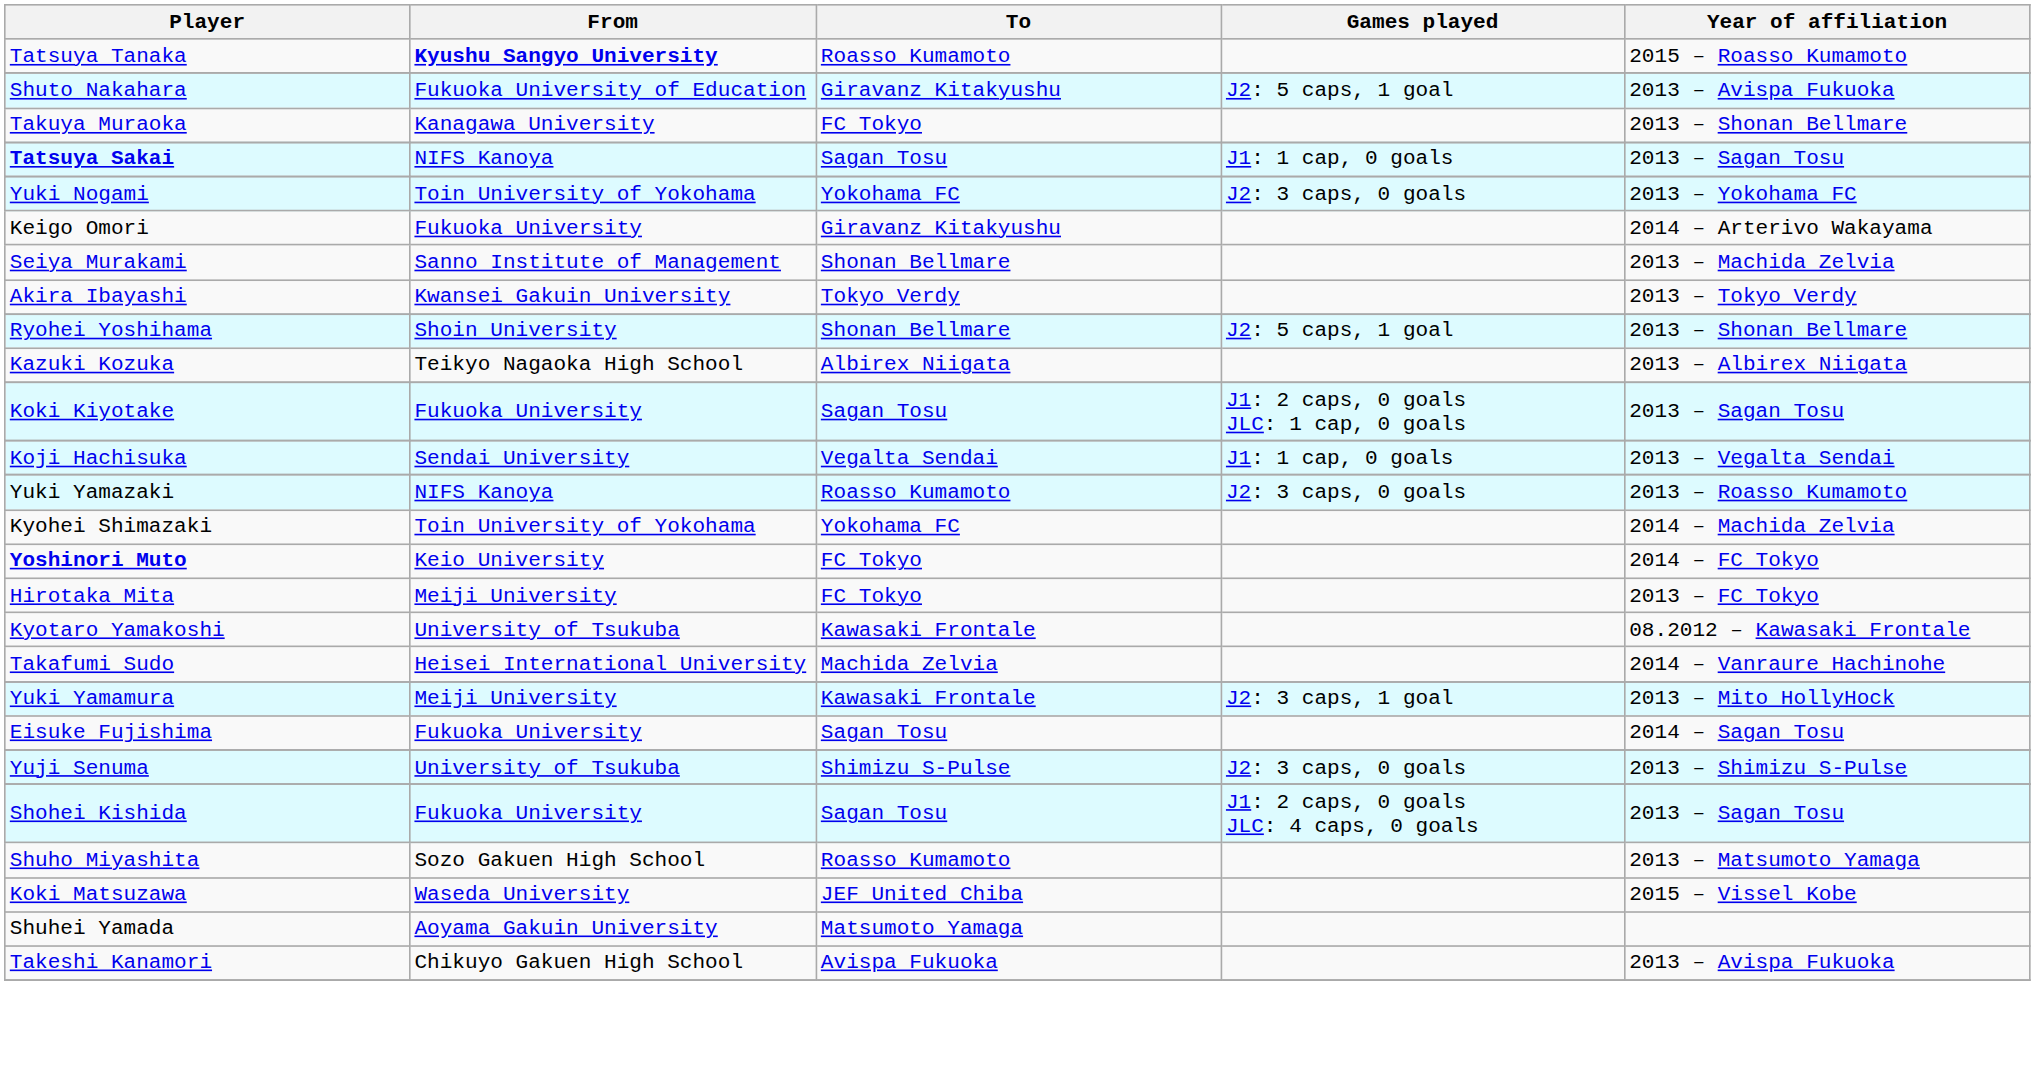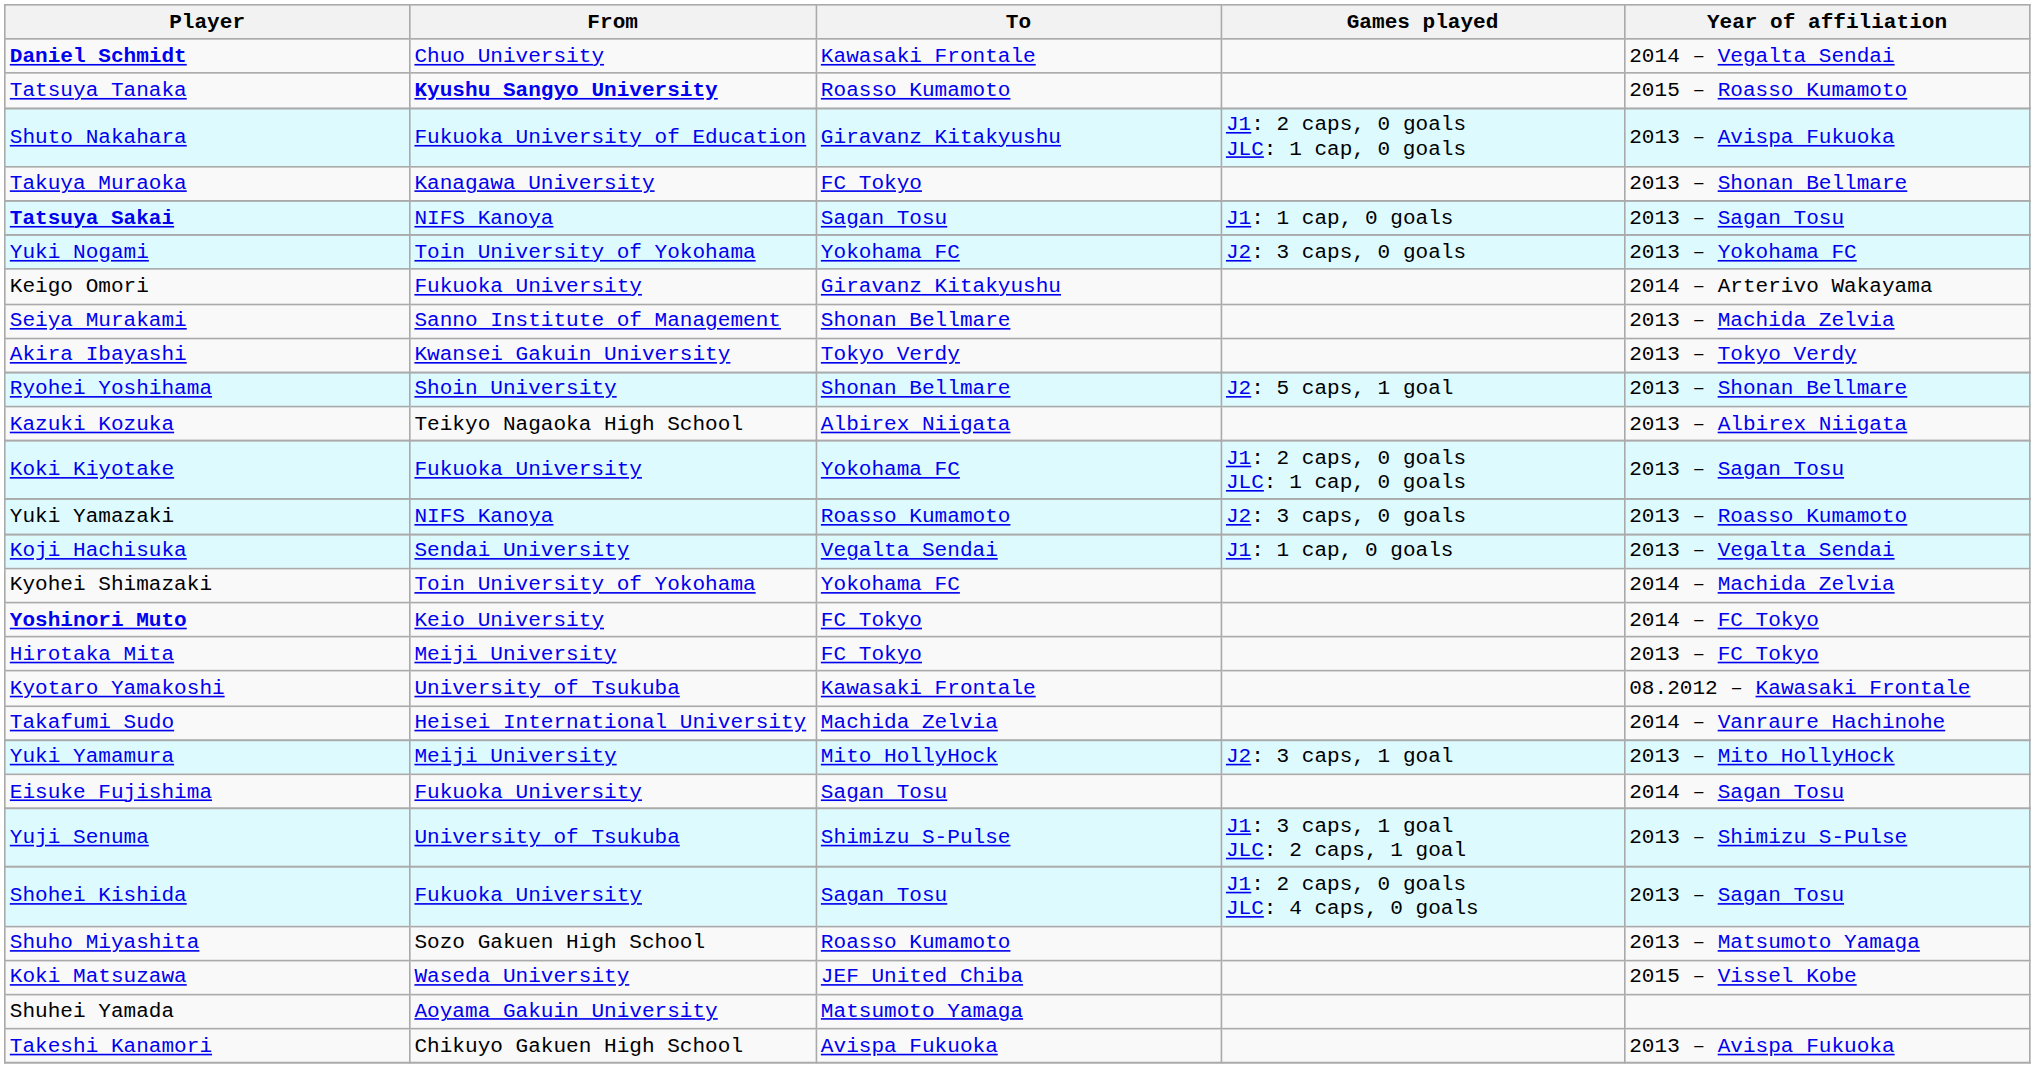+ row: (98, 56)
(1340, 91) J2: 5 caps, 1 goal -> (1346, 137) J1: 2 caps, 0 goals JLC: 1 cap, 0 goals
(884, 412) Sagan Tosu -> (890, 470) Yokohama FC
rows swapped: (92, 492) <-> (98, 458)
(928, 698) Kawasaki Frontale -> (909, 757) Mito HollyHock
(1346, 767) J2: 3 caps, 0 goals -> (1346, 838) J1: 3 caps, 1 goal JLC: 2 caps, 1 goal
